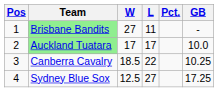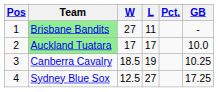(151, 62) 22 -> (151, 62) 19
